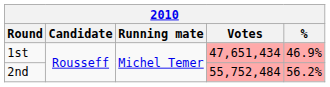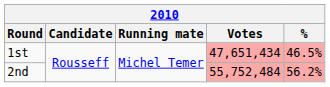(304, 53) 46.9% -> (304, 53) 46.5%
